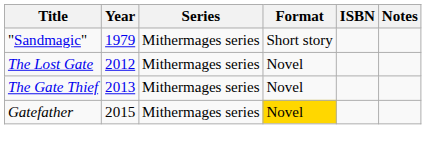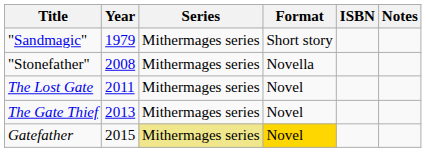+ row: (49, 64)
(120, 64) 2012 -> (120, 87) 2011
(201, 111) no background -> (201, 135) khaki background
